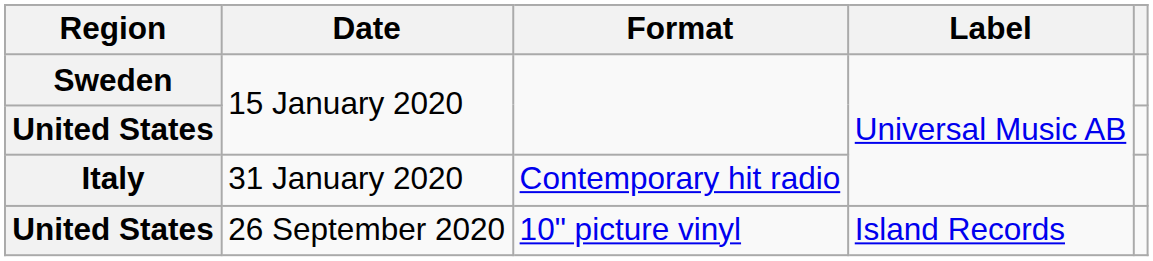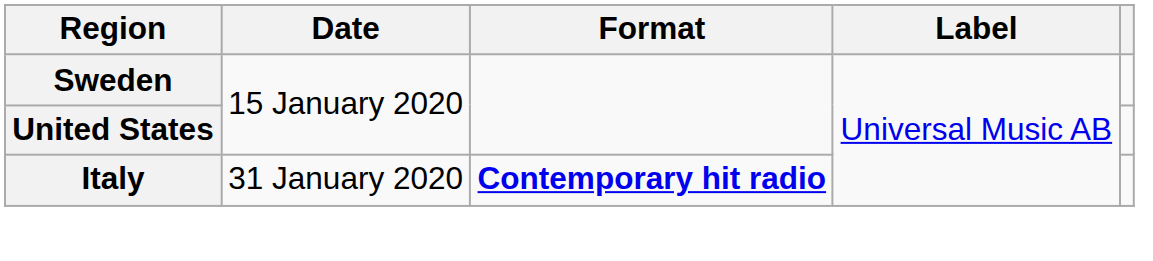(680, 179) normal -> (652, 179) bold
- row: (113, 229)
